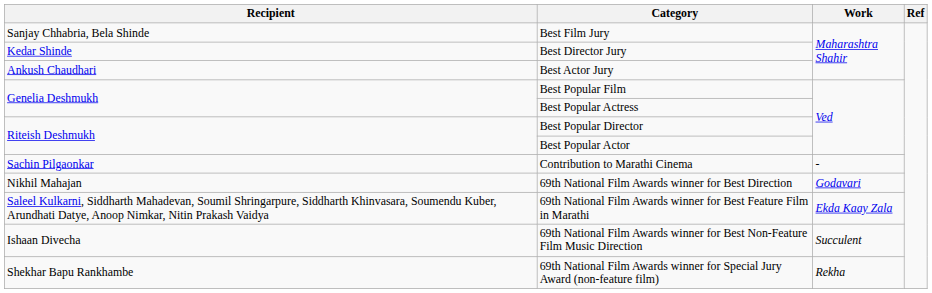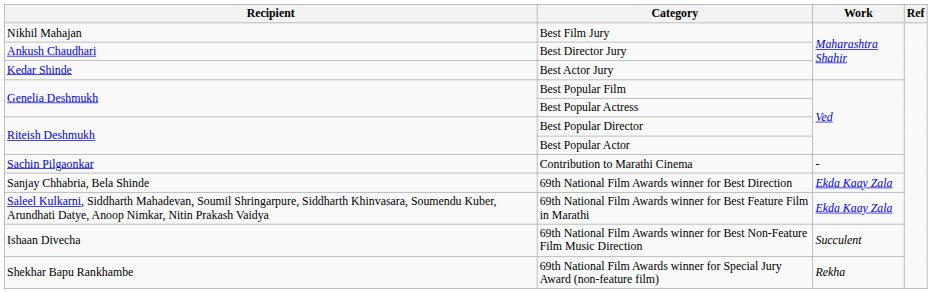(78, 32) Sanjay Chhabria, Bela Shinde -> (44, 32) Nikhil Mahajan
(39, 51) Kedar Shinde -> (52, 51) Ankush Chaudhari
(52, 70) Ankush Chaudhari -> (39, 70) Kedar Shinde
(44, 182) Nikhil Mahajan -> (78, 182) Sanjay Chhabria, Bela Shinde
(838, 182) Godavari -> (854, 182) Ekda Kaay Zala
